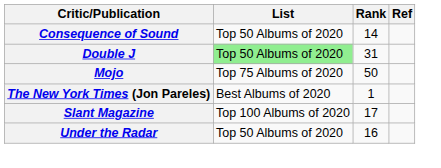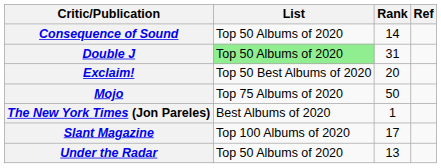+ row: (109, 73)
(371, 133) 16 -> (392, 152) 13
